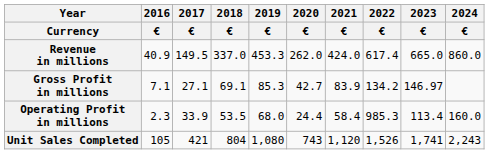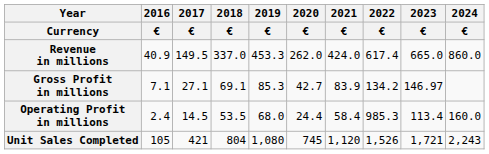(160, 116) 2.3 -> (160, 116) 2.4
(195, 116) 33.9 -> (195, 116) 14.5
(312, 140) 743 -> (312, 140) 745
(427, 140) 1,741 -> (427, 140) 1,721
